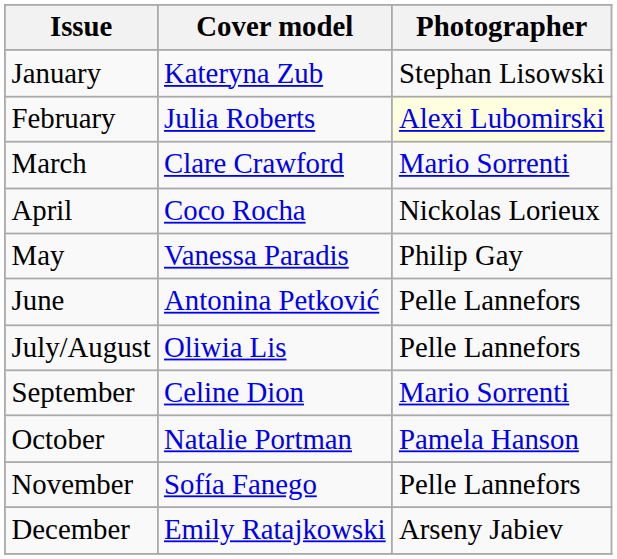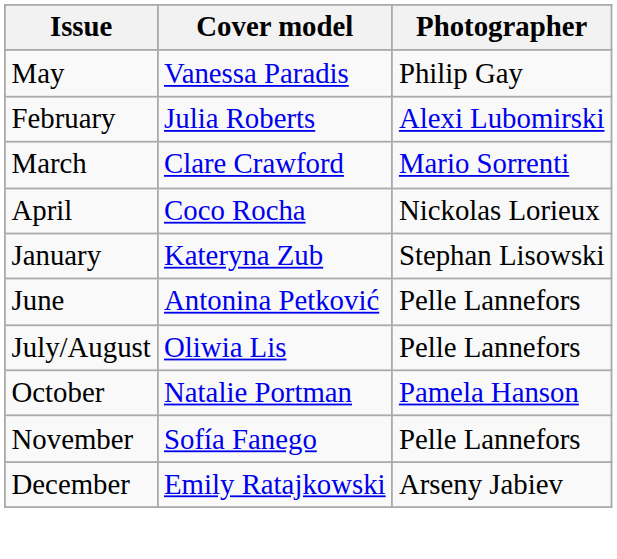rows swapped: (56, 73) <-> (38, 255)
(502, 118) lightyellow background -> (502, 118) no background
- row: (73, 392)
